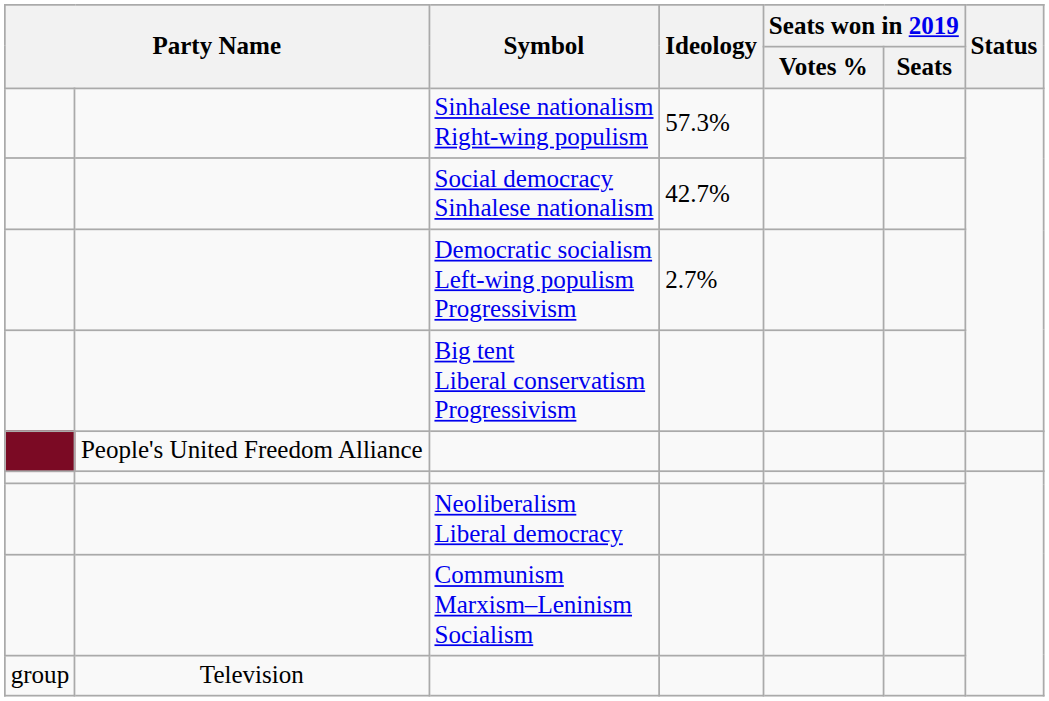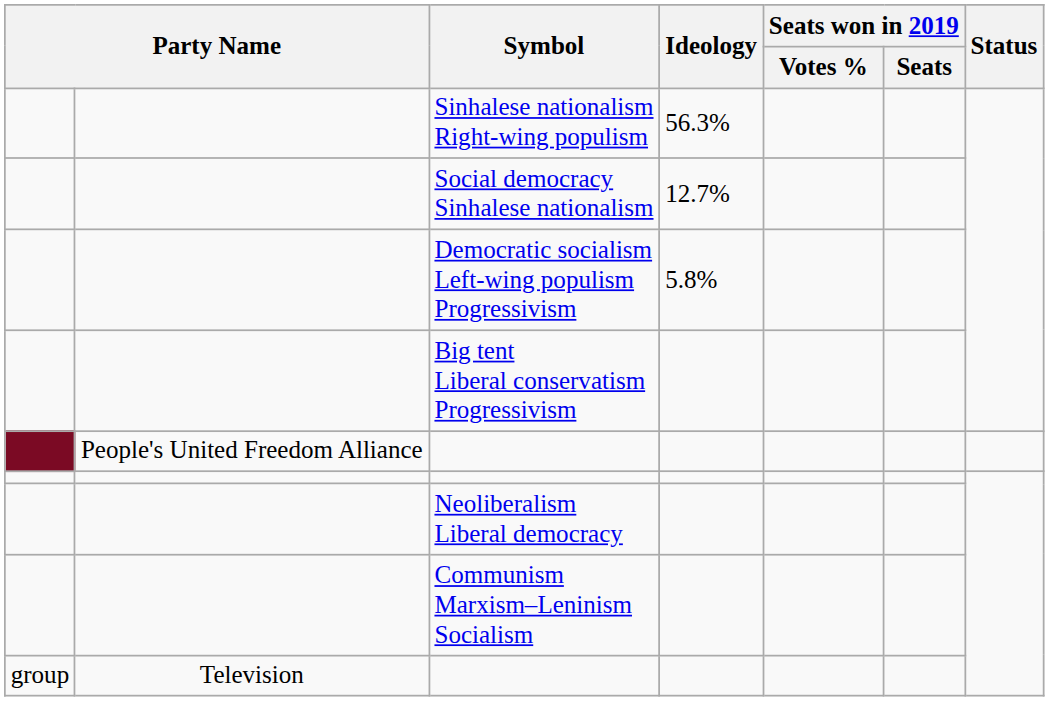(698, 122) 57.3% -> (698, 122) 56.3%
(698, 193) 42.7% -> (698, 193) 12.7%
(691, 279) 2.7% -> (691, 279) 5.8%
